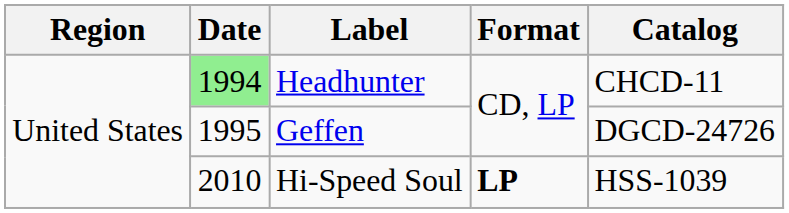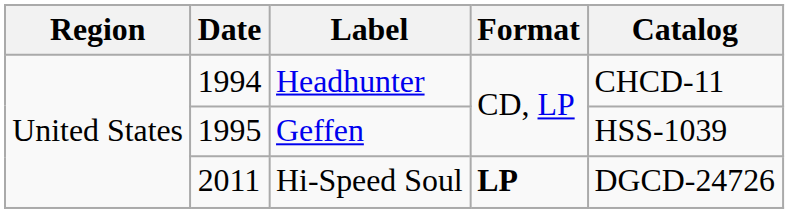(230, 80) lightgreen background -> (230, 80) no background
(685, 130) DGCD-24726 -> (661, 130) HSS-1039
(230, 181) 2010 -> (229, 181) 2011
(661, 181) HSS-1039 -> (685, 181) DGCD-24726
